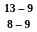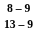rows swapped: (19, 8) <-> (19, 24)
